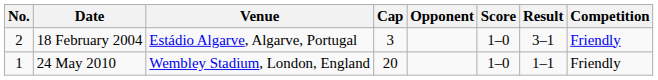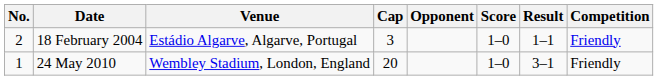(543, 39) 3–1 -> (543, 39) 1–1
(543, 63) 1–1 -> (543, 63) 3–1
